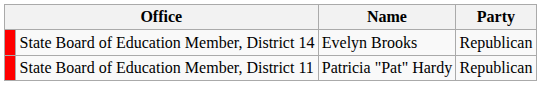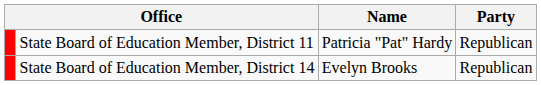rows swapped: (167, 67) <-> (167, 42)
